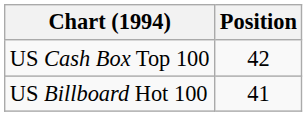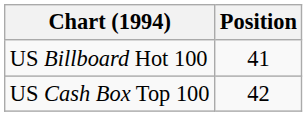rows swapped: (109, 93) <-> (110, 57)
